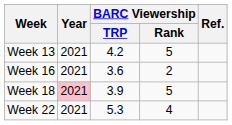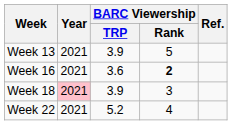(115, 52) 4.2 -> (115, 52) 3.9
(169, 71) normal -> (169, 71) bold
(169, 91) 5 -> (169, 91) 3
(115, 110) 5.3 -> (115, 110) 5.2
